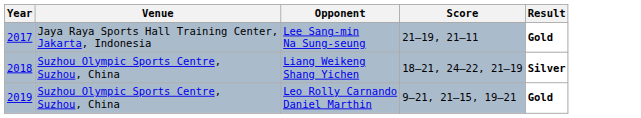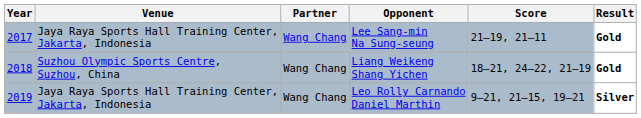+ column: (315, 13)
(547, 67) Silver -> (609, 67) Gold
(129, 98) Suzhou Olympic Sports Centre, Suzhou, China -> (158, 98) Jaya Raya Sports Hall Training Center, Jakarta, Indonesia
(540, 98) Gold -> (615, 98) Silver
